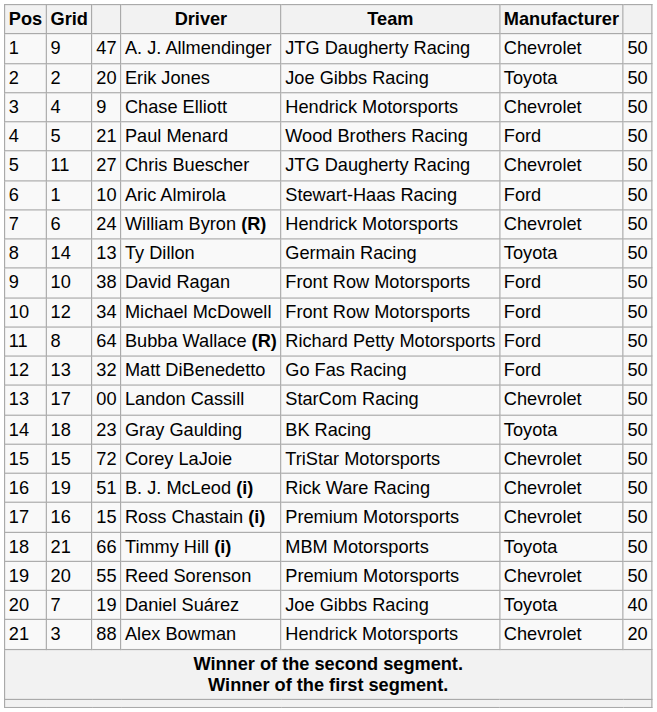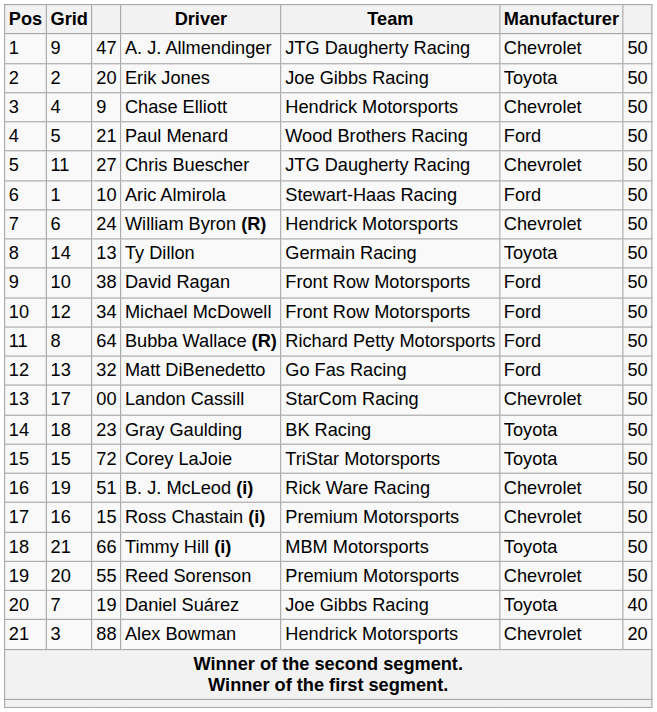(543, 458) Chevrolet -> (531, 458) Toyota
